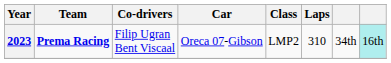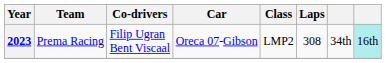(73, 41) bold -> (70, 41) normal
(317, 41) 310 -> (312, 41) 308
